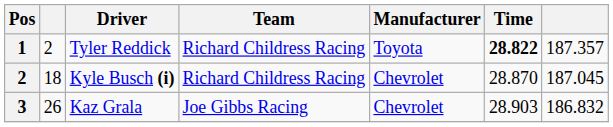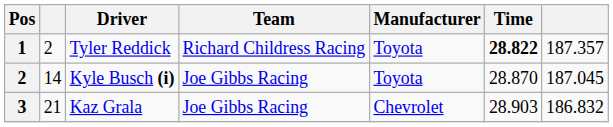(53, 77) 18 -> (53, 77) 14
(274, 77) Richard Childress Racing -> (245, 77) Joe Gibbs Racing
(408, 77) Chevrolet -> (398, 77) Toyota
(53, 107) 26 -> (53, 107) 21
